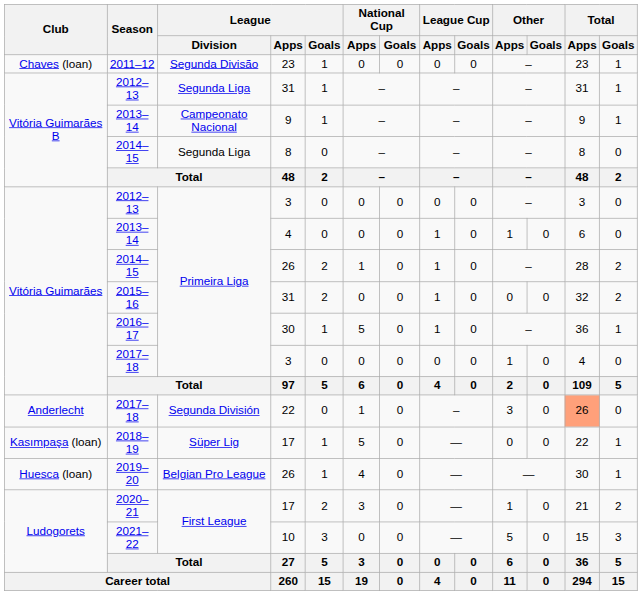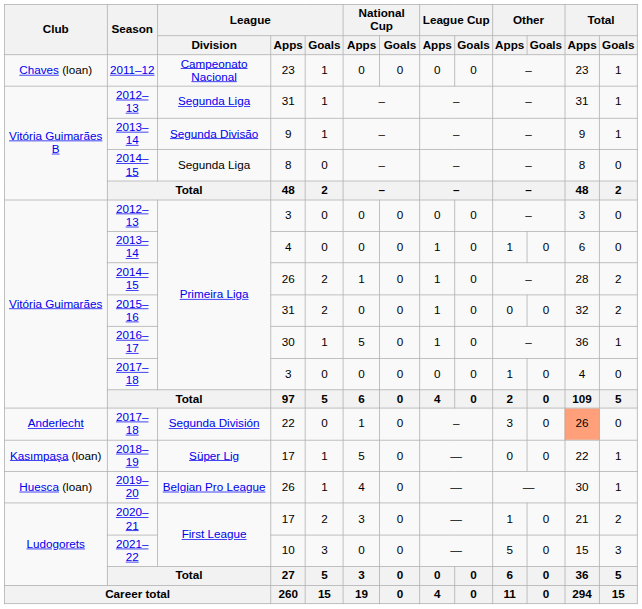(214, 63) Segunda Divisão -> (214, 70) Campeonato Nacional
(214, 120) Campeonato Nacional -> (214, 133) Segunda Divisão
